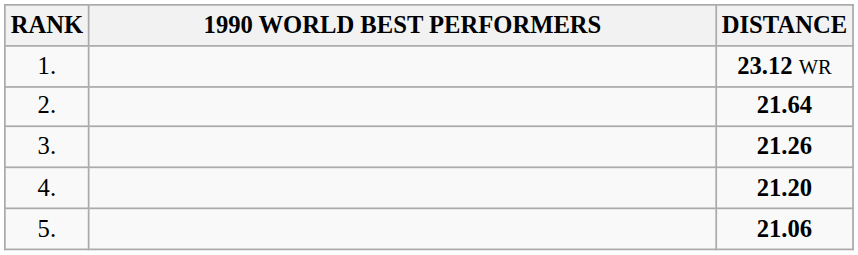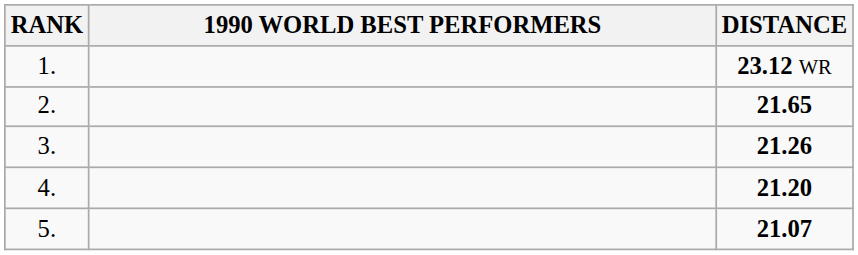(784, 106) 21.64 -> (784, 106) 21.65
(784, 228) 21.06 -> (784, 228) 21.07
